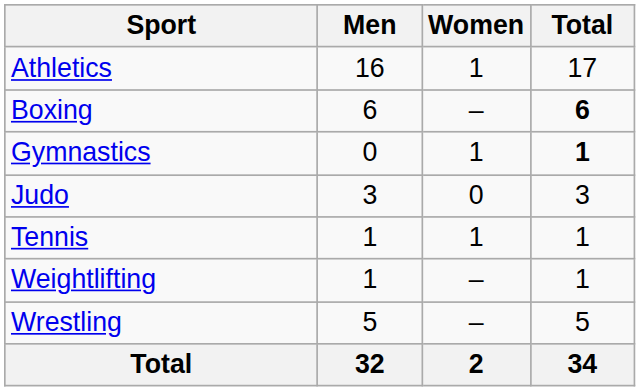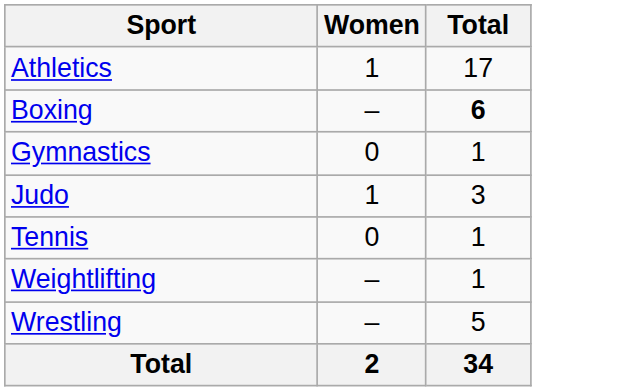- column: (370, 25)
(476, 152) 1 -> (372, 152) 0
(582, 152) bold -> (478, 152) normal
(476, 195) 0 -> (372, 195) 1
(476, 237) 1 -> (372, 237) 0
